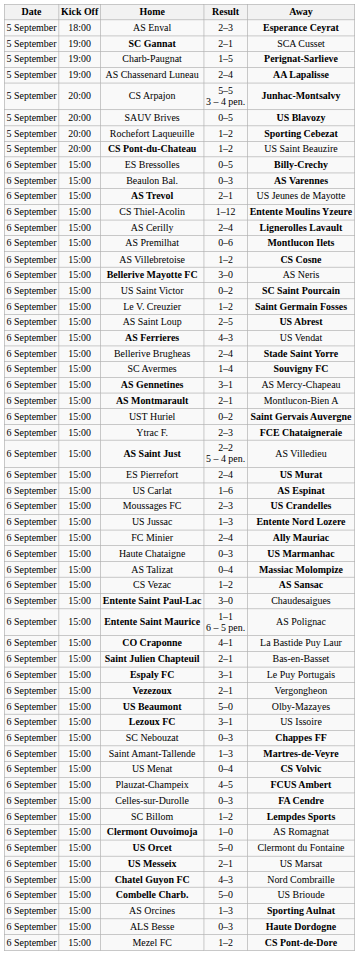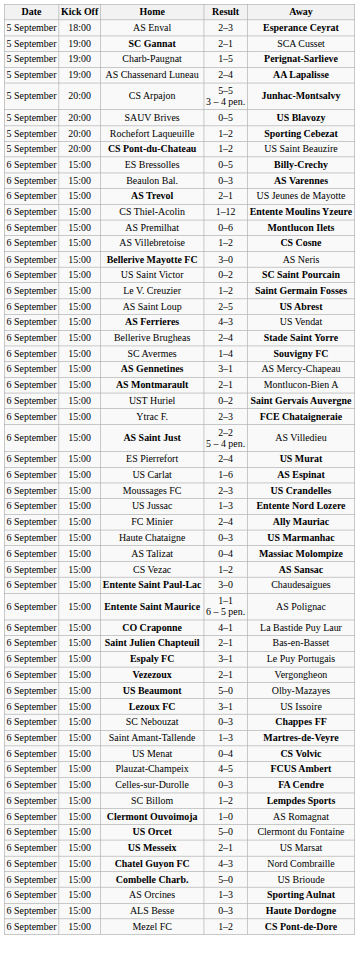- row: (152, 228)
